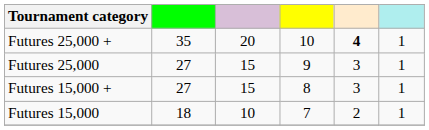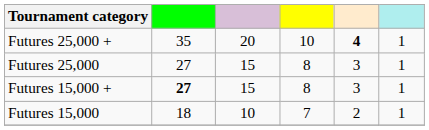(307, 64) 9 -> (307, 64) 8
(184, 88) normal -> (184, 88) bold
